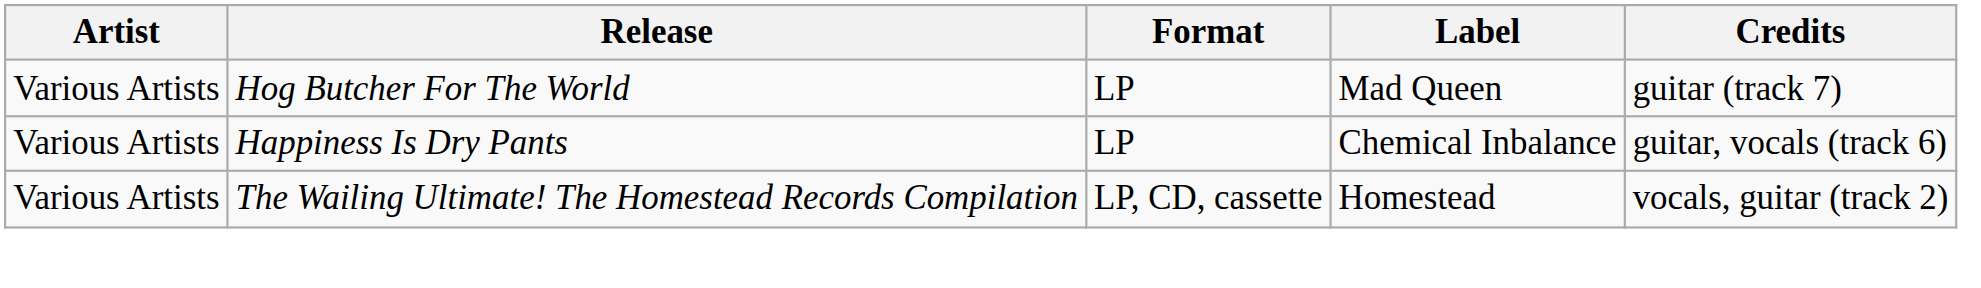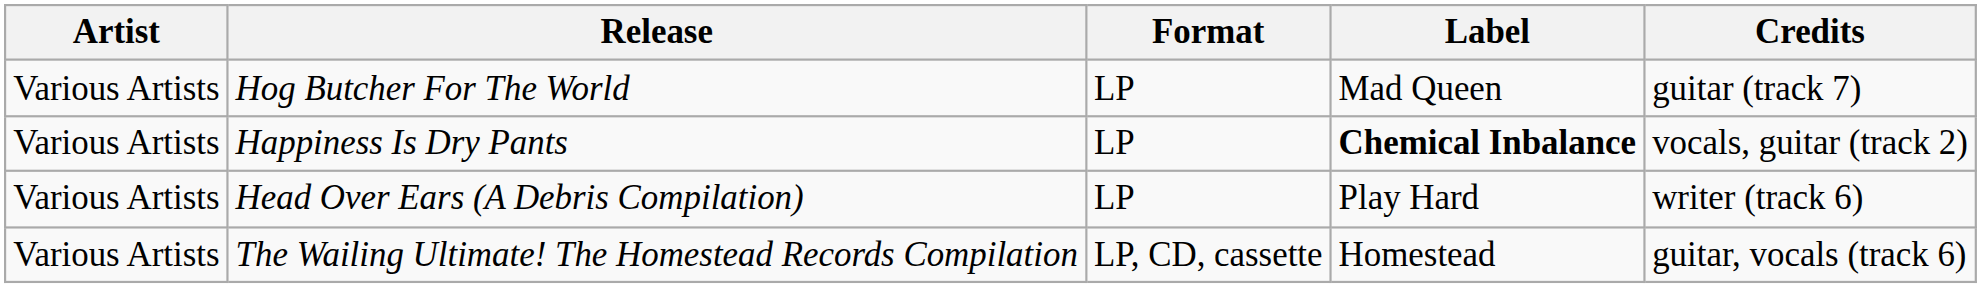(1478, 142) normal -> (1487, 142) bold
(1790, 142) guitar, vocals (track 6) -> (1810, 142) vocals, guitar (track 2)
+ row: (520, 198)
(1790, 198) vocals, guitar (track 2) -> (1809, 253) guitar, vocals (track 6)
